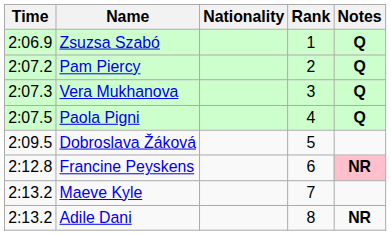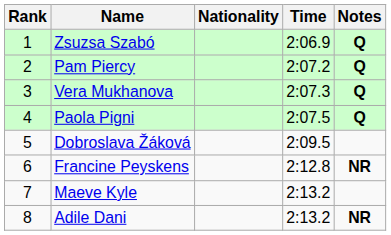columns swapped: (311, 17) <-> (30, 17)
(360, 167) pink background -> (360, 167) no background
